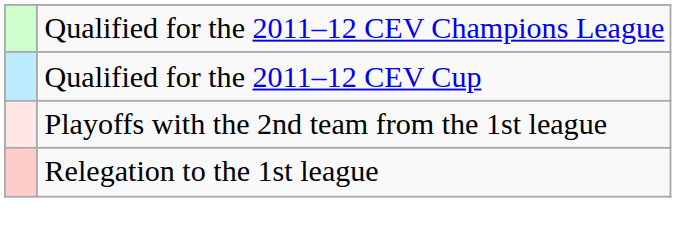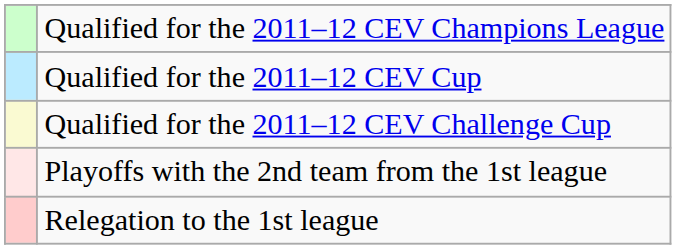+ row: (328, 123)
